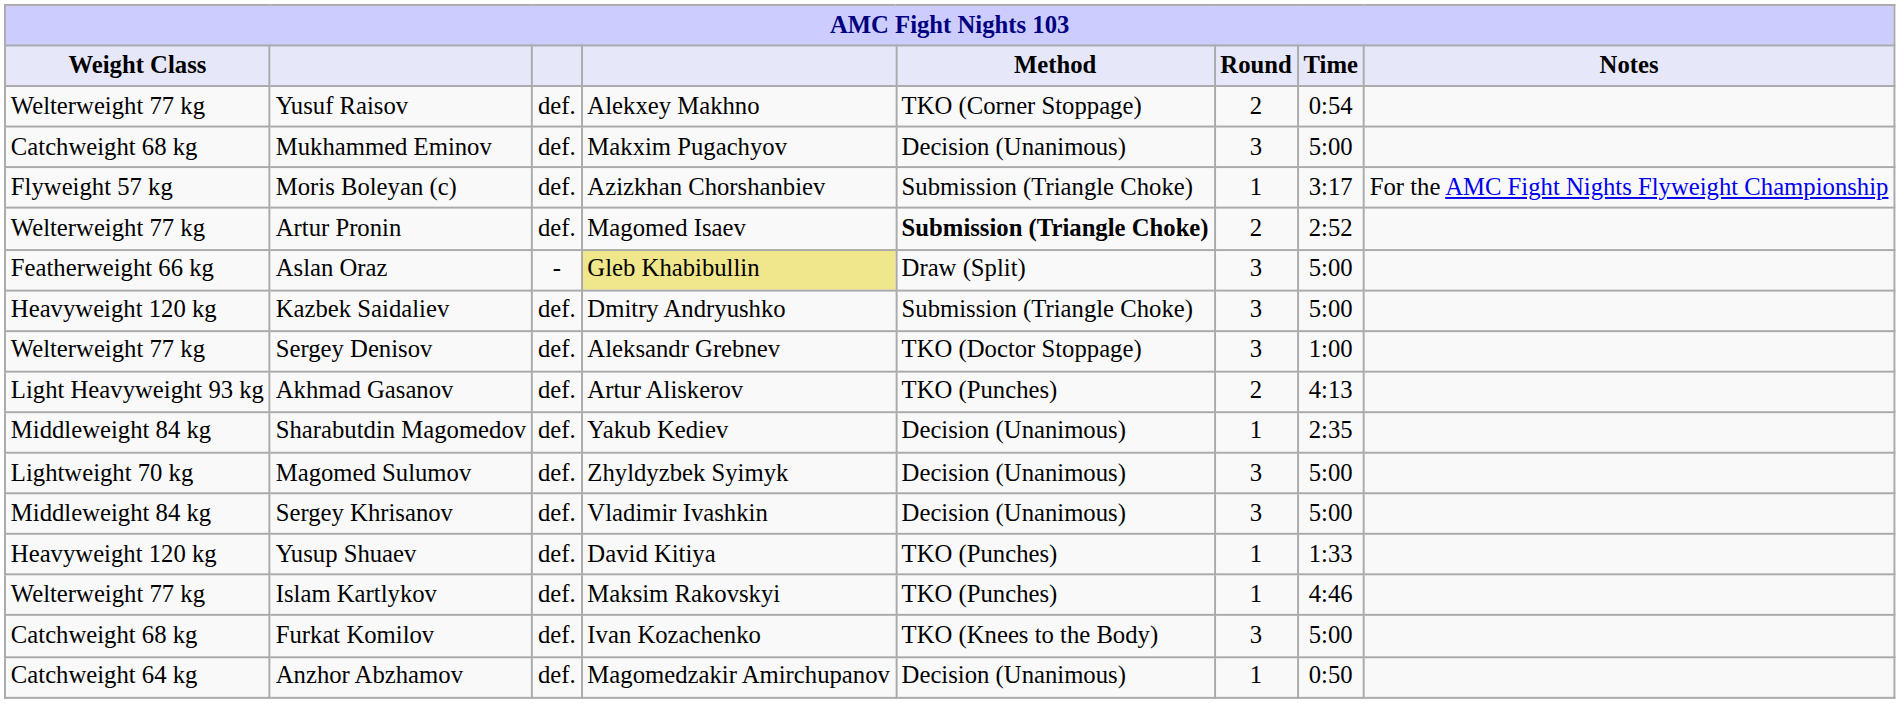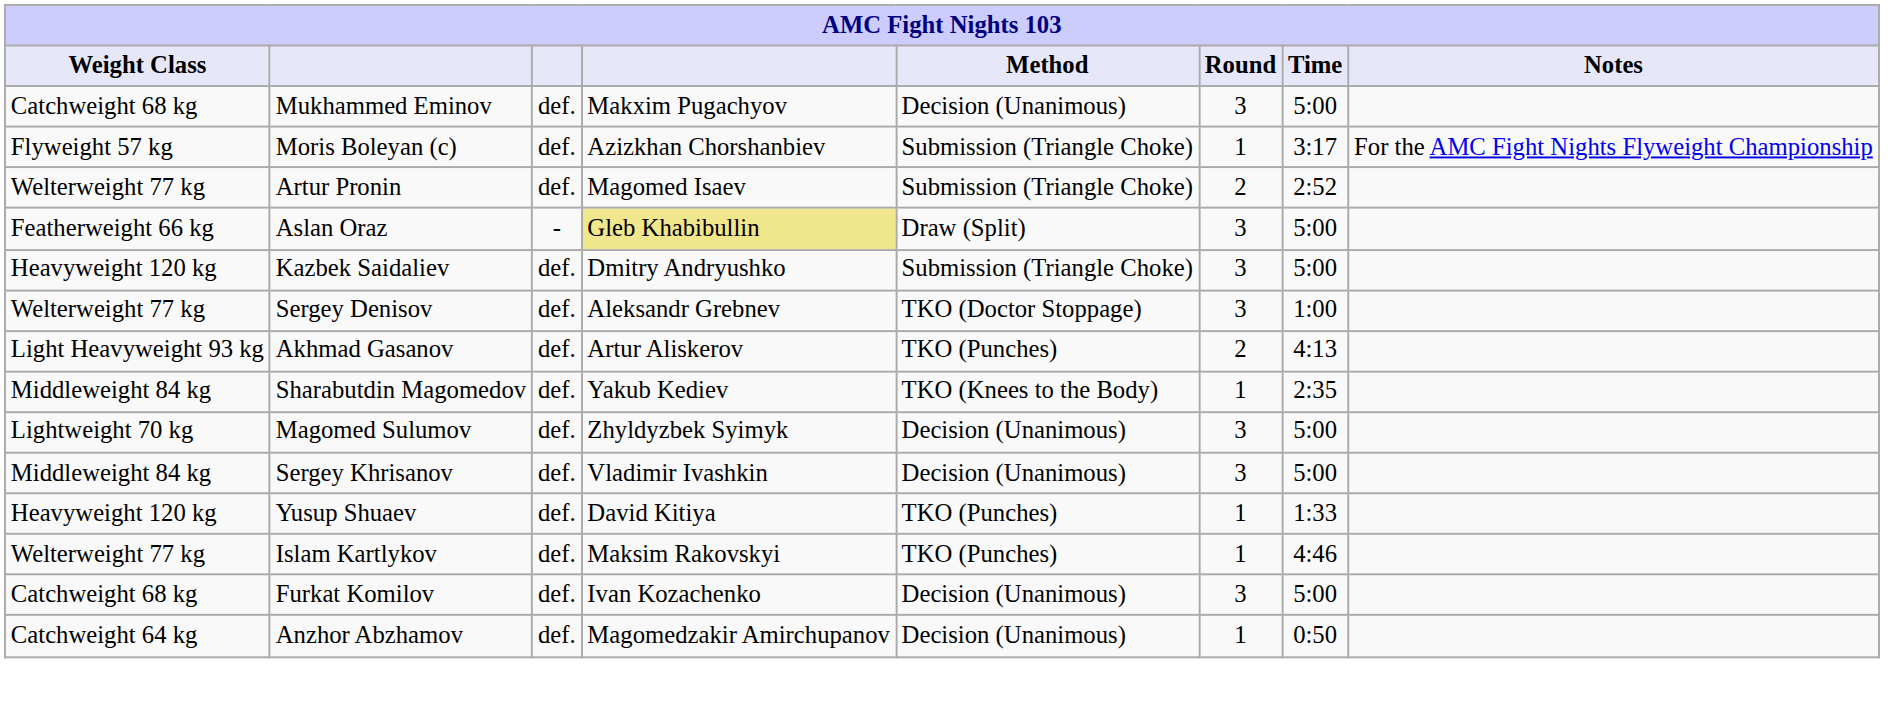- row: (342, 106)
(1055, 228) bold -> (1047, 187) normal
(1014, 431) Decision (Unanimous) -> (1030, 391) TKO (Knees to the Body)
(1030, 635) TKO (Knees to the Body) -> (1014, 594) Decision (Unanimous)
